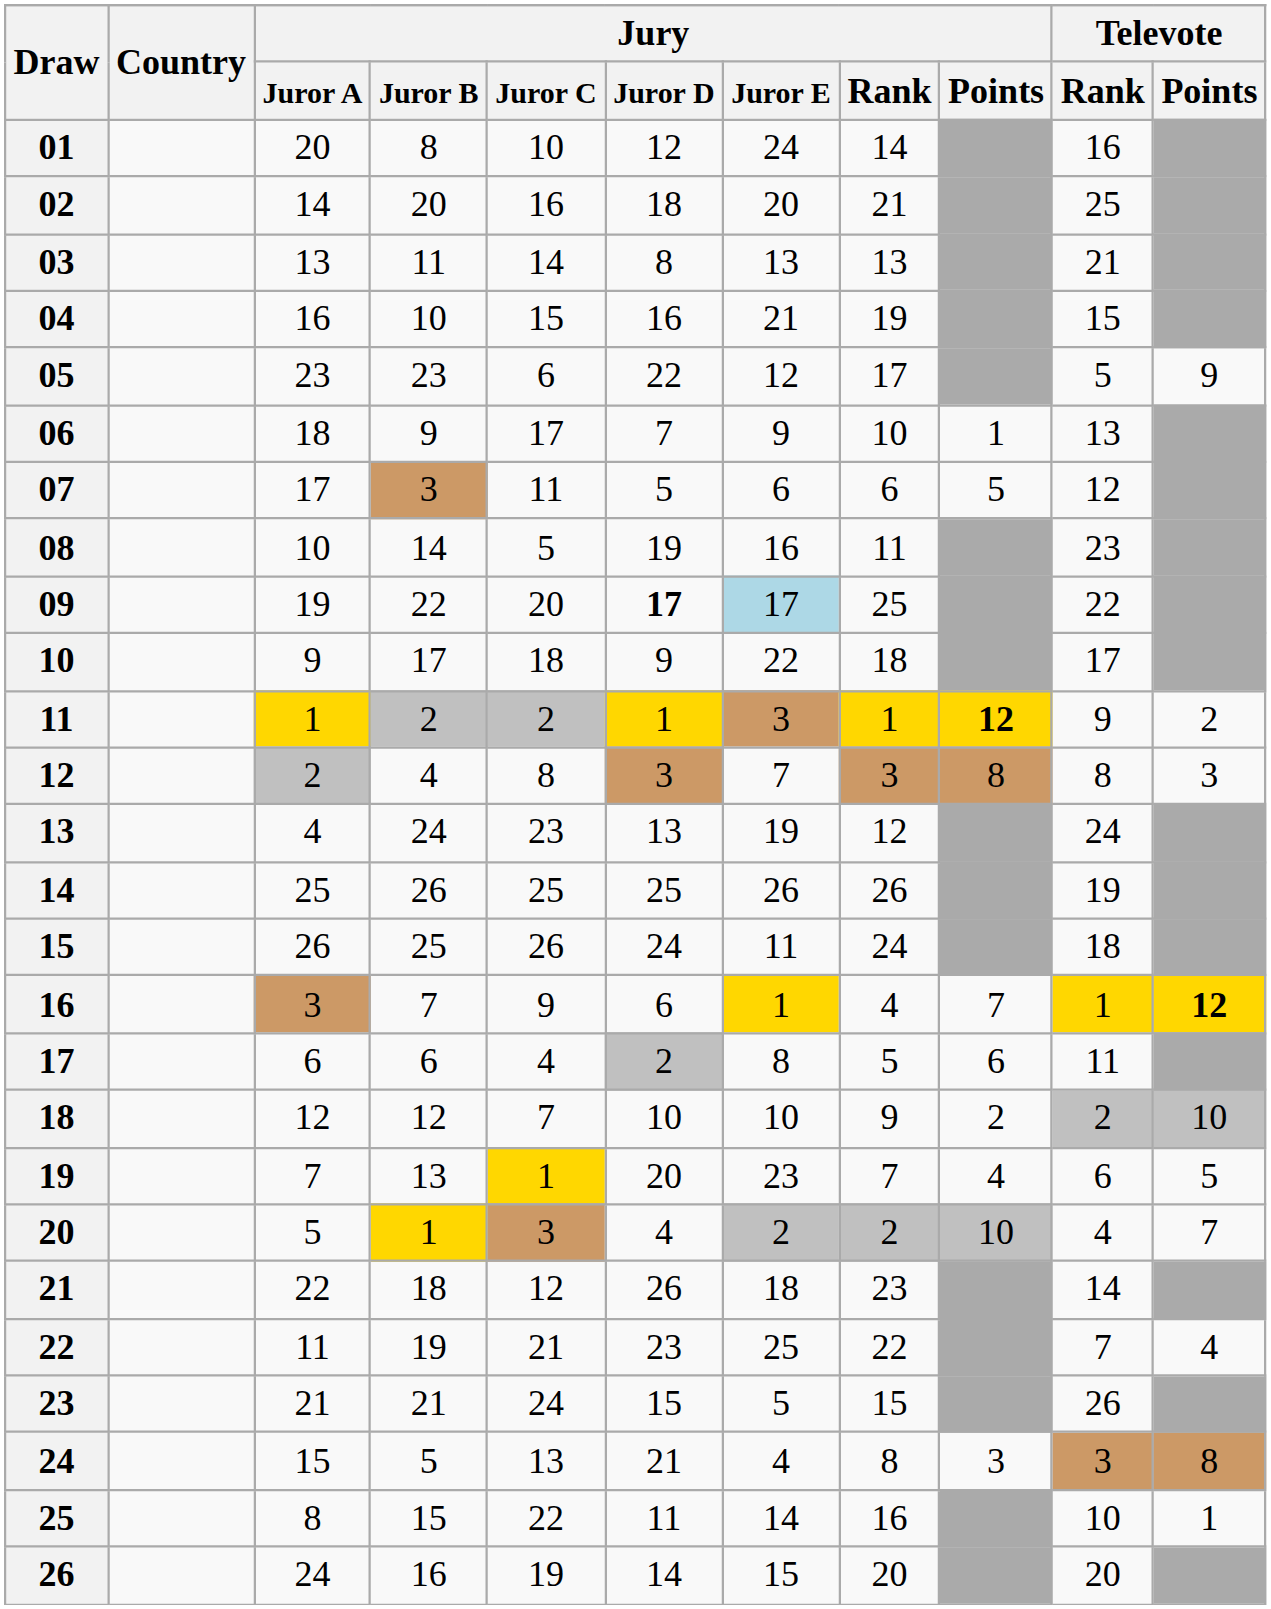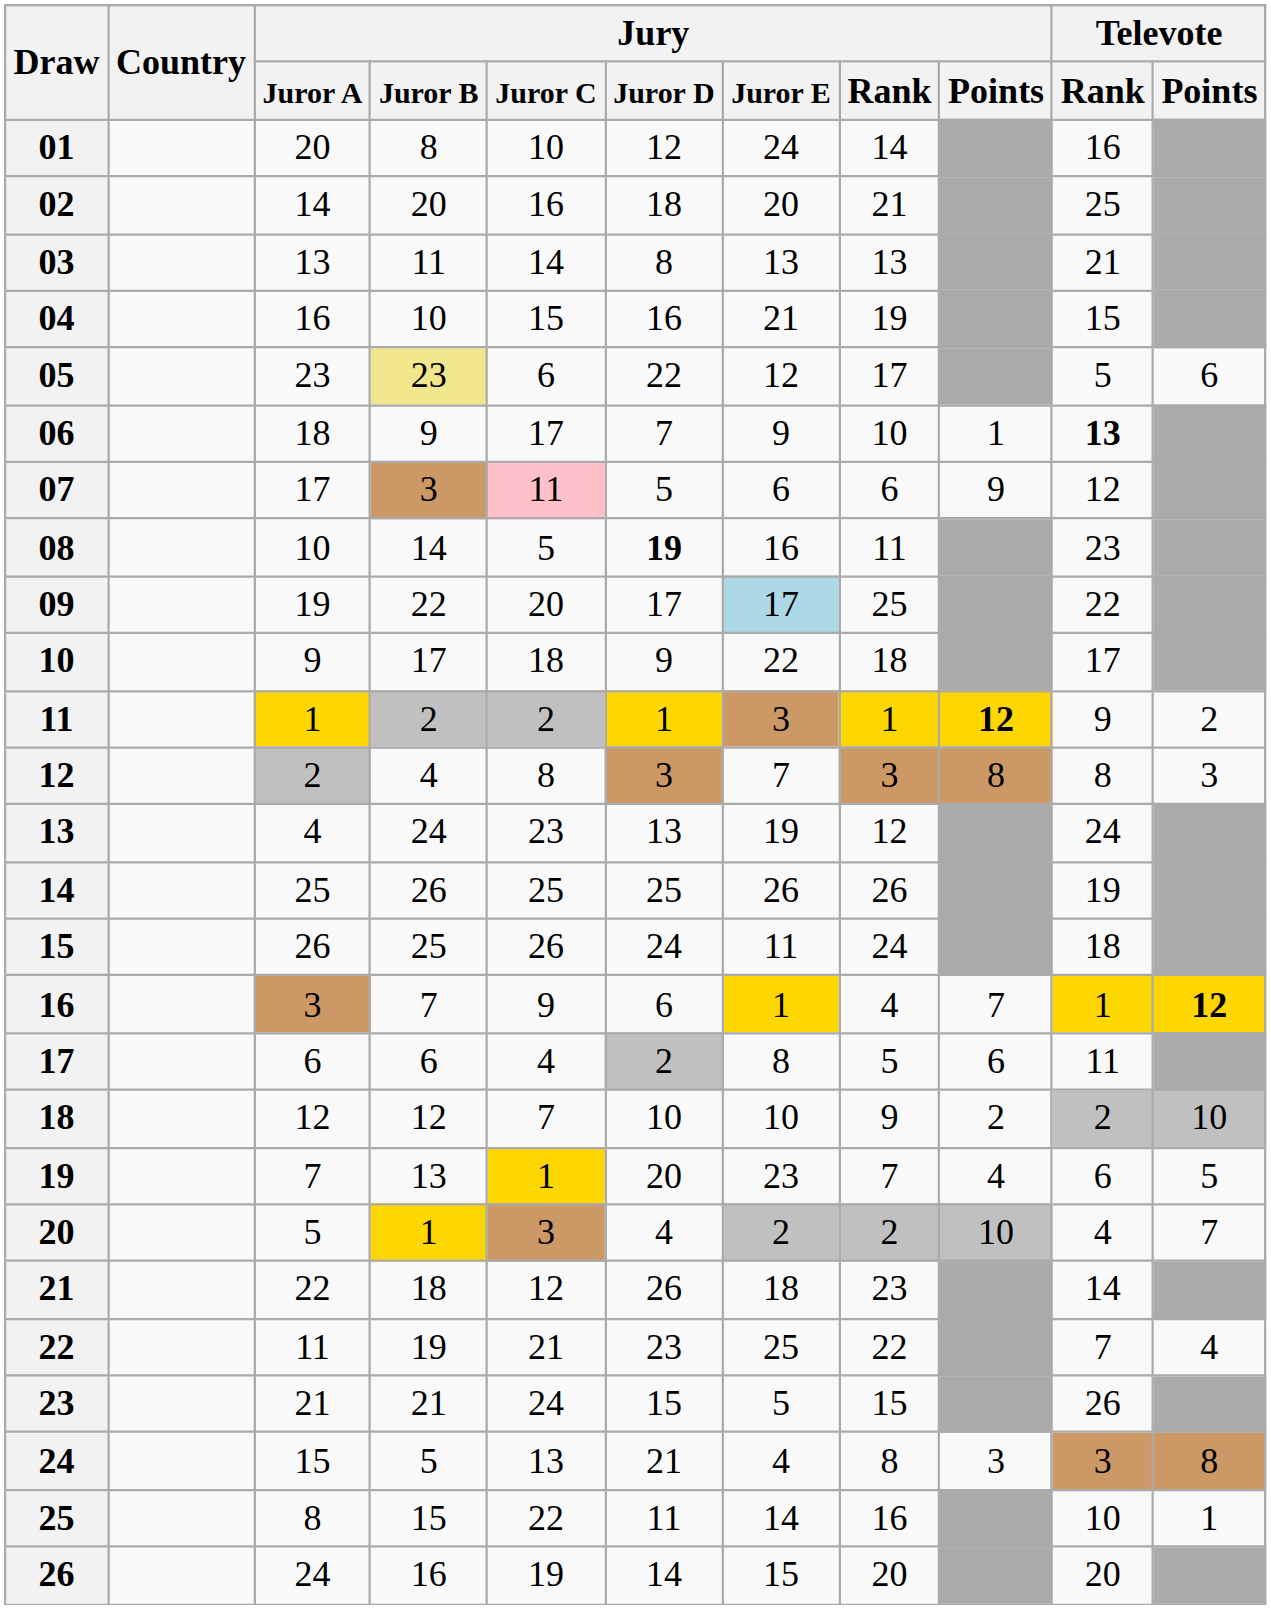(429, 375) no background -> (429, 375) khaki background
(1209, 375) 9 -> (1209, 375) 6
(1103, 432) normal -> (1103, 432) bold
(546, 489) no background -> (546, 489) pink background
(996, 489) 5 -> (996, 489) 9
(664, 546) normal -> (664, 546) bold
(664, 603) bold -> (664, 603) normal
